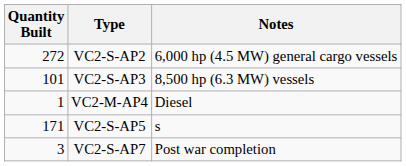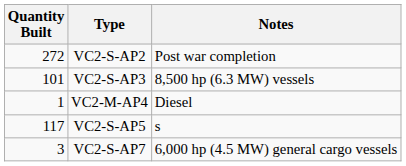(276, 56) 6,000 hp (4.5 MW) general cargo vessels -> (215, 56) Post war completion
(53, 126) 171 -> (54, 126) 117
(215, 149) Post war completion -> (276, 149) 6,000 hp (4.5 MW) general cargo vessels
